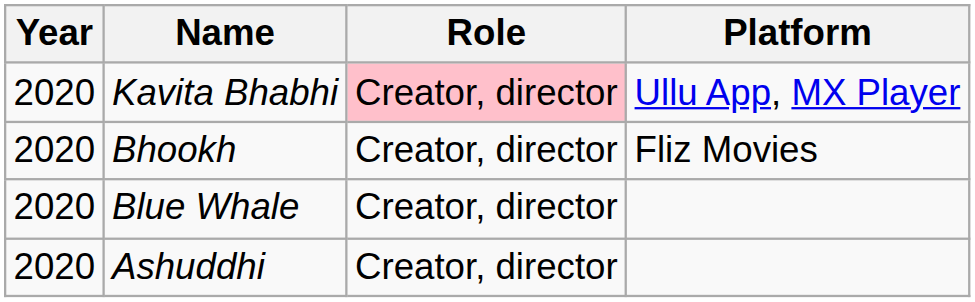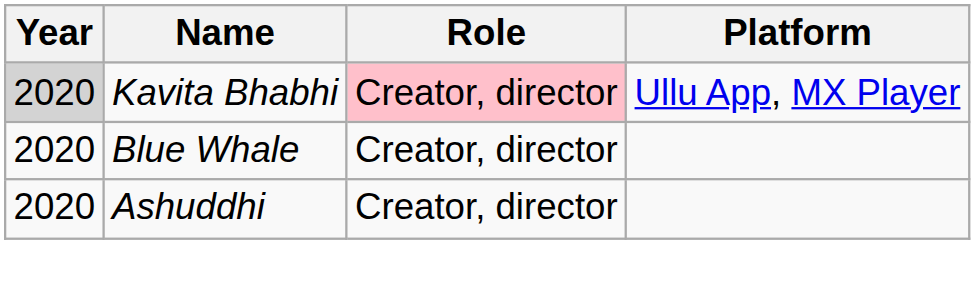(54, 91) no background -> (54, 91) lightgrey background
- row: (174, 149)
